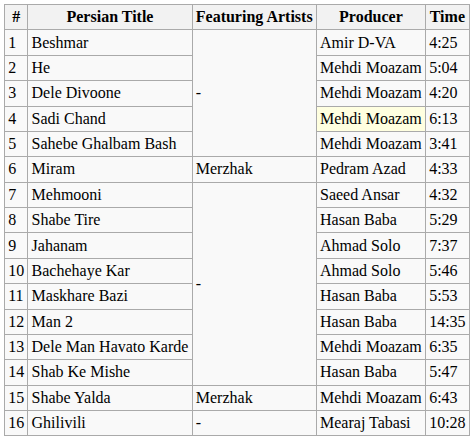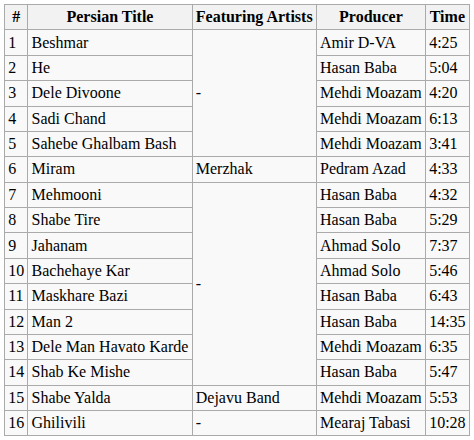(371, 67) Mehdi Moazam -> (358, 67) Hasan Baba
(371, 118) lightyellow background -> (371, 118) no background
(360, 194) Saeed Ansar -> (358, 194) Hasan Baba
(443, 296) 5:53 -> (443, 296) 6:43
(224, 397) Merzhak -> (238, 397) Dejavu Band
(443, 397) 6:43 -> (443, 397) 5:53
